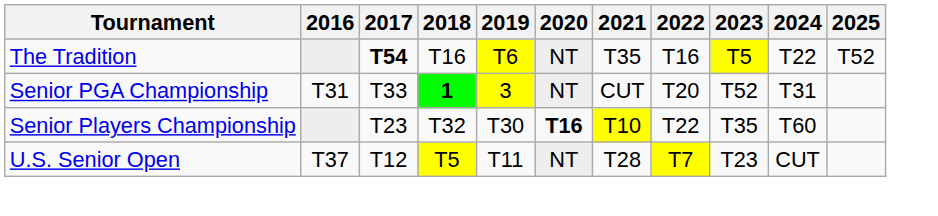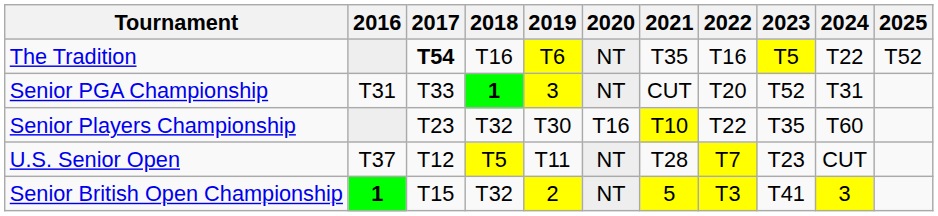(564, 125) bold -> (611, 125) normal
+ row: (176, 194)
